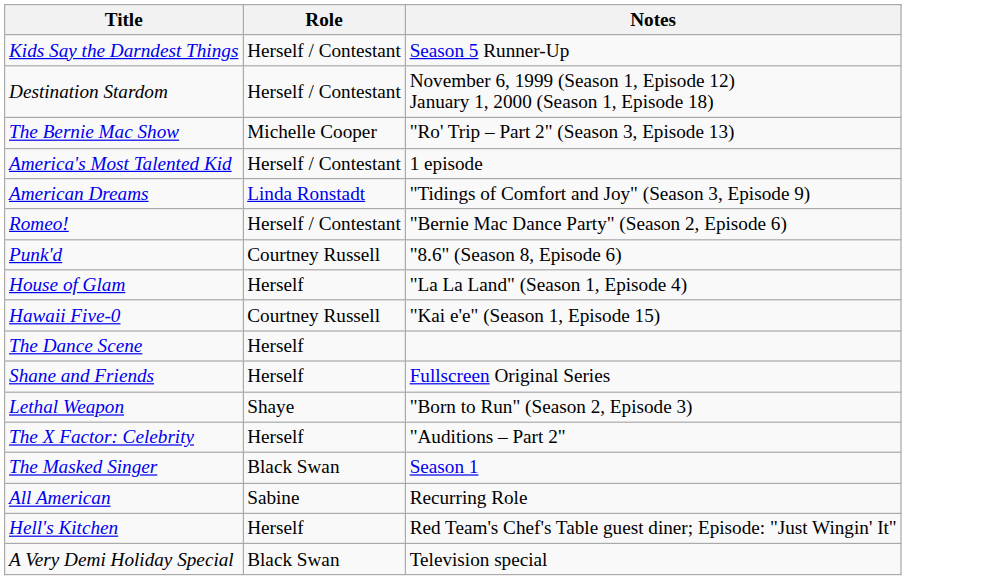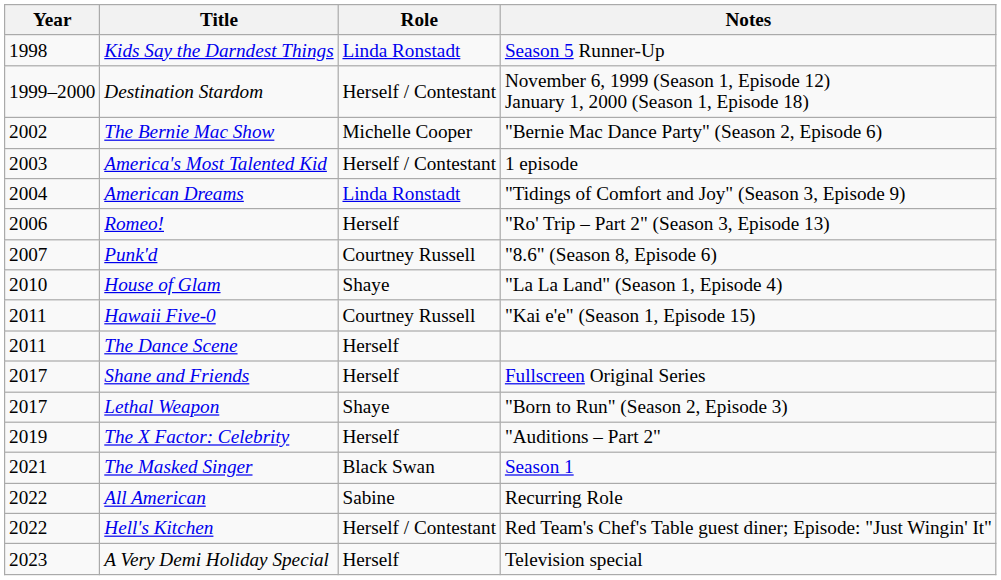+ column: (52, 19)
(324, 50) Herself / Contestant -> (401, 50) Linda Ronstadt
(572, 132) "Ro' Trip – Part 2" (Season 3, Episode 13) -> (693, 132) "Bernie Mac Dance Party" (Season 2, Episode 6)
(324, 224) Herself / Contestant -> (371, 224) Herself
(598, 224) "Bernie Mac Dance Party" (Season 2, Episode 6) -> (667, 224) "Ro' Trip – Part 2" (Season 3, Episode 13)
(275, 284) Herself -> (366, 284) Shaye
(275, 528) Herself -> (419, 528) Herself / Contestant
(293, 558) Black Swan -> (371, 558) Herself
